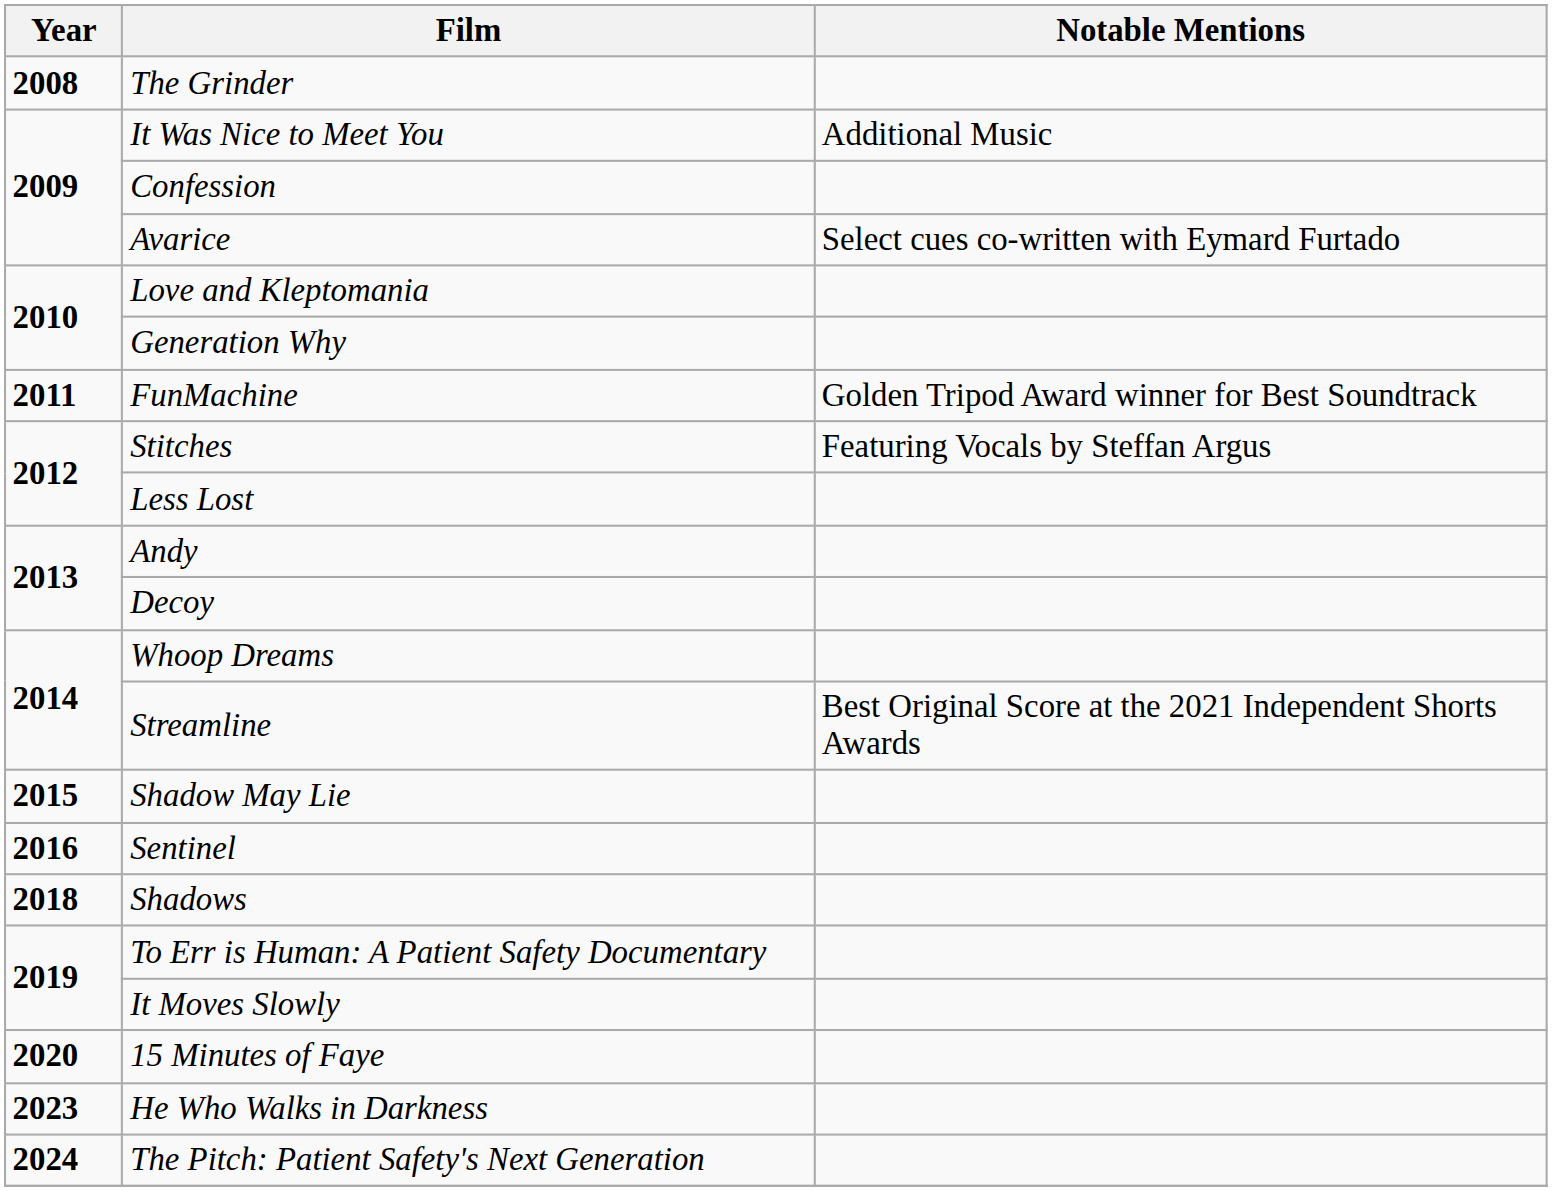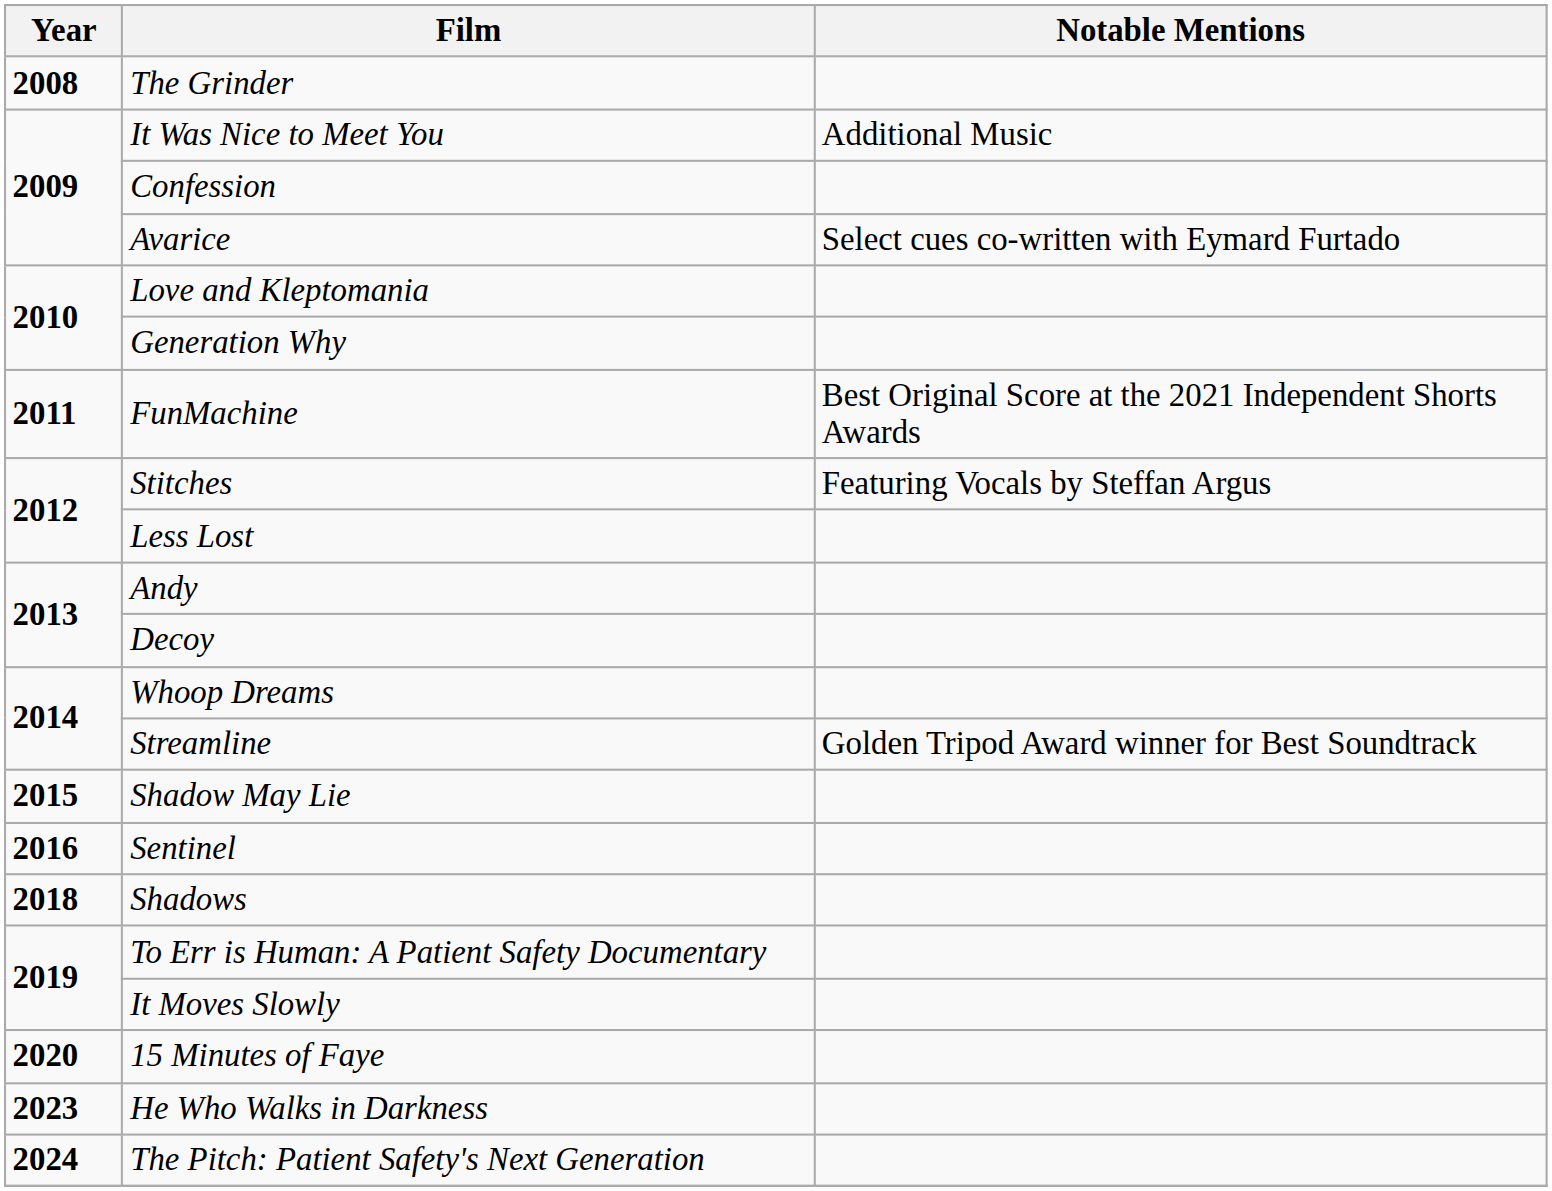(1149, 394) Golden Tripod Award winner for Best Soundtrack -> (1159, 413) Best Original Score at the 2021 Independent Shorts Awards
(1159, 725) Best Original Score at the 2021 Independent Shorts Awards -> (1149, 743) Golden Tripod Award winner for Best Soundtrack
